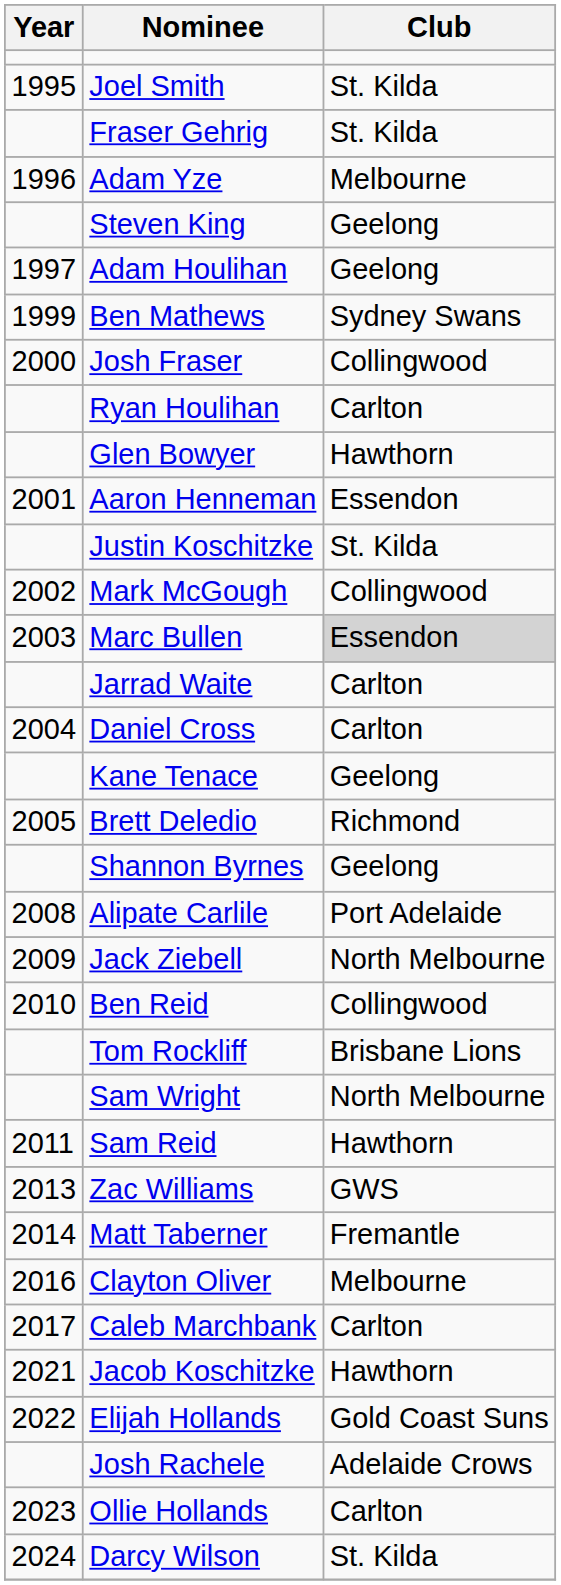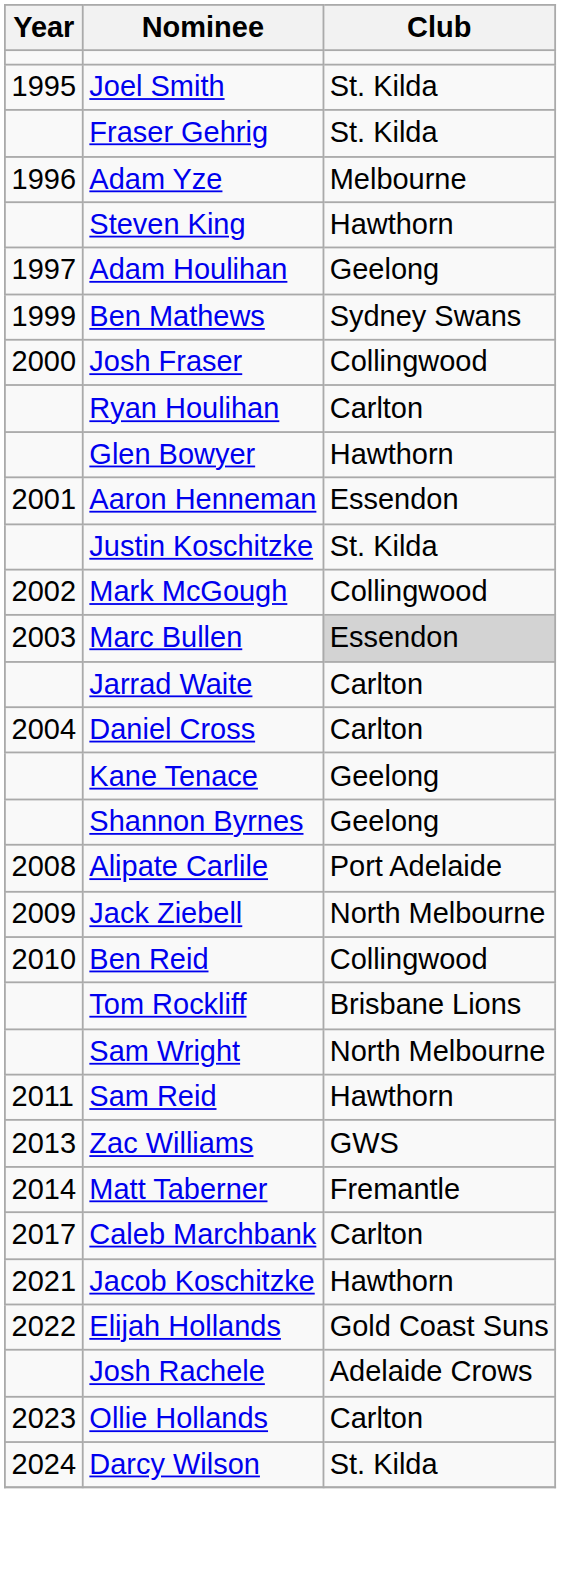(384, 224) Geelong -> (392, 224) Hawthorn
- row: (44, 821)
- row: (44, 1280)
